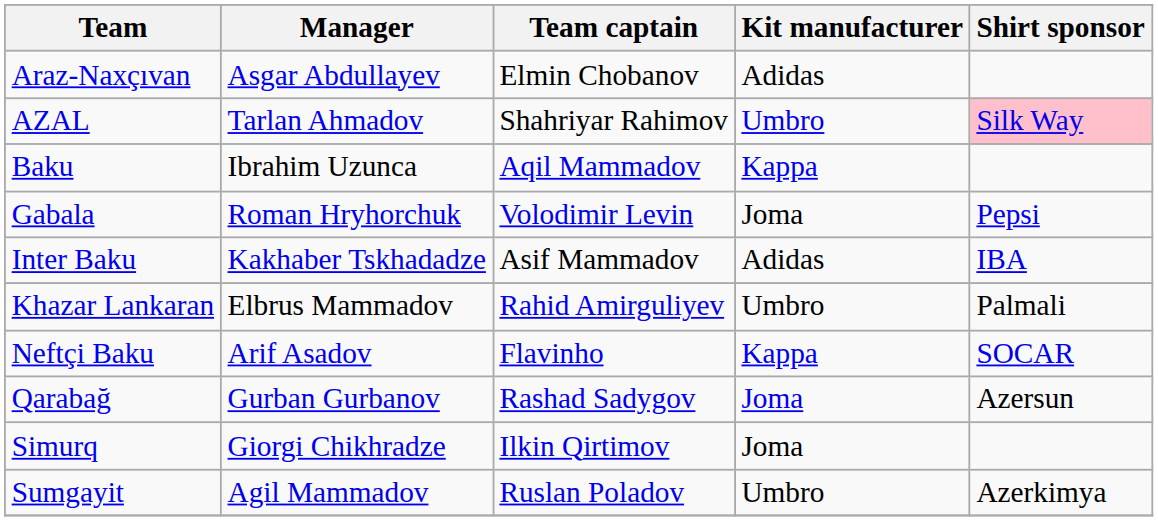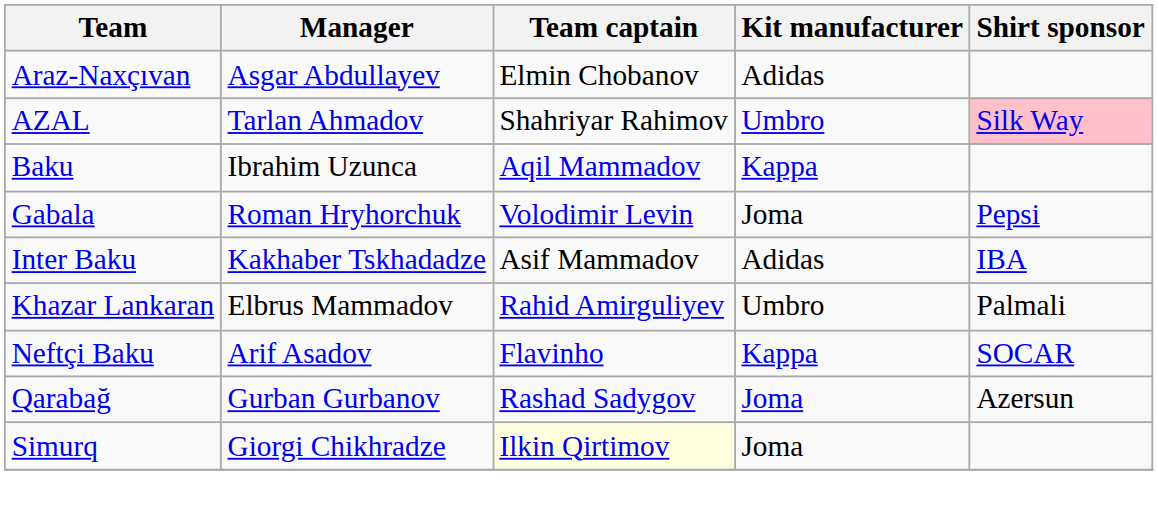(584, 445) no background -> (584, 445) lightyellow background
- row: (68, 492)
